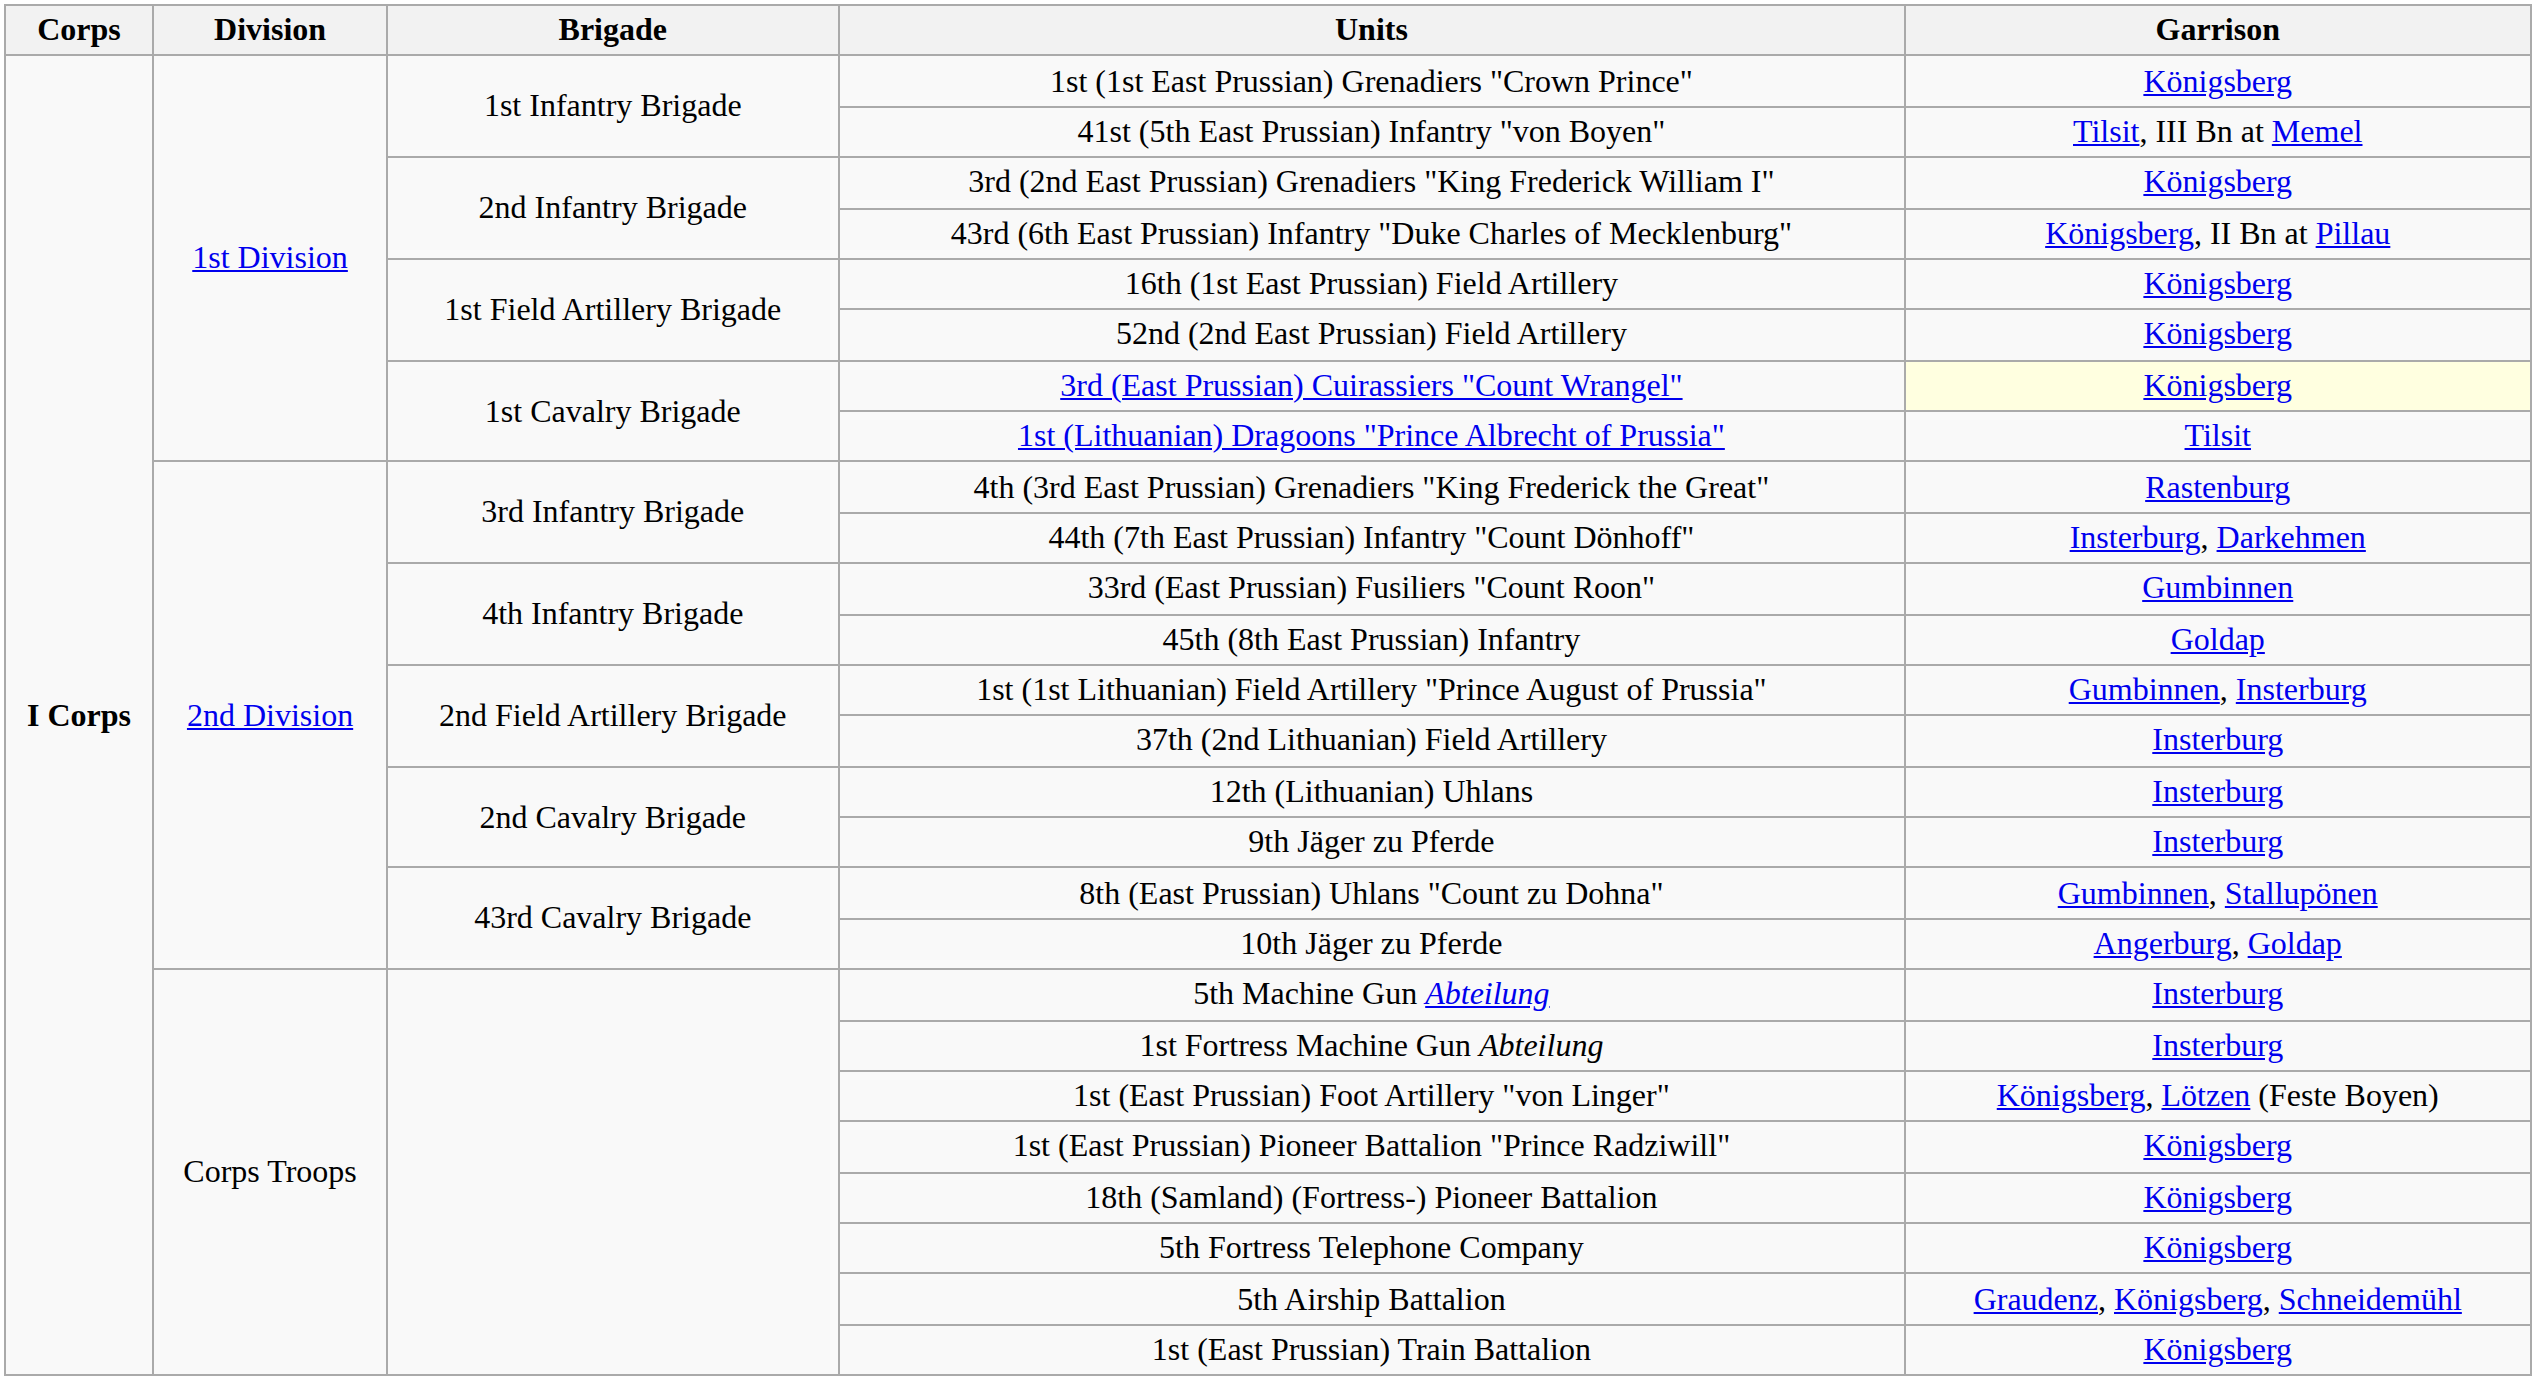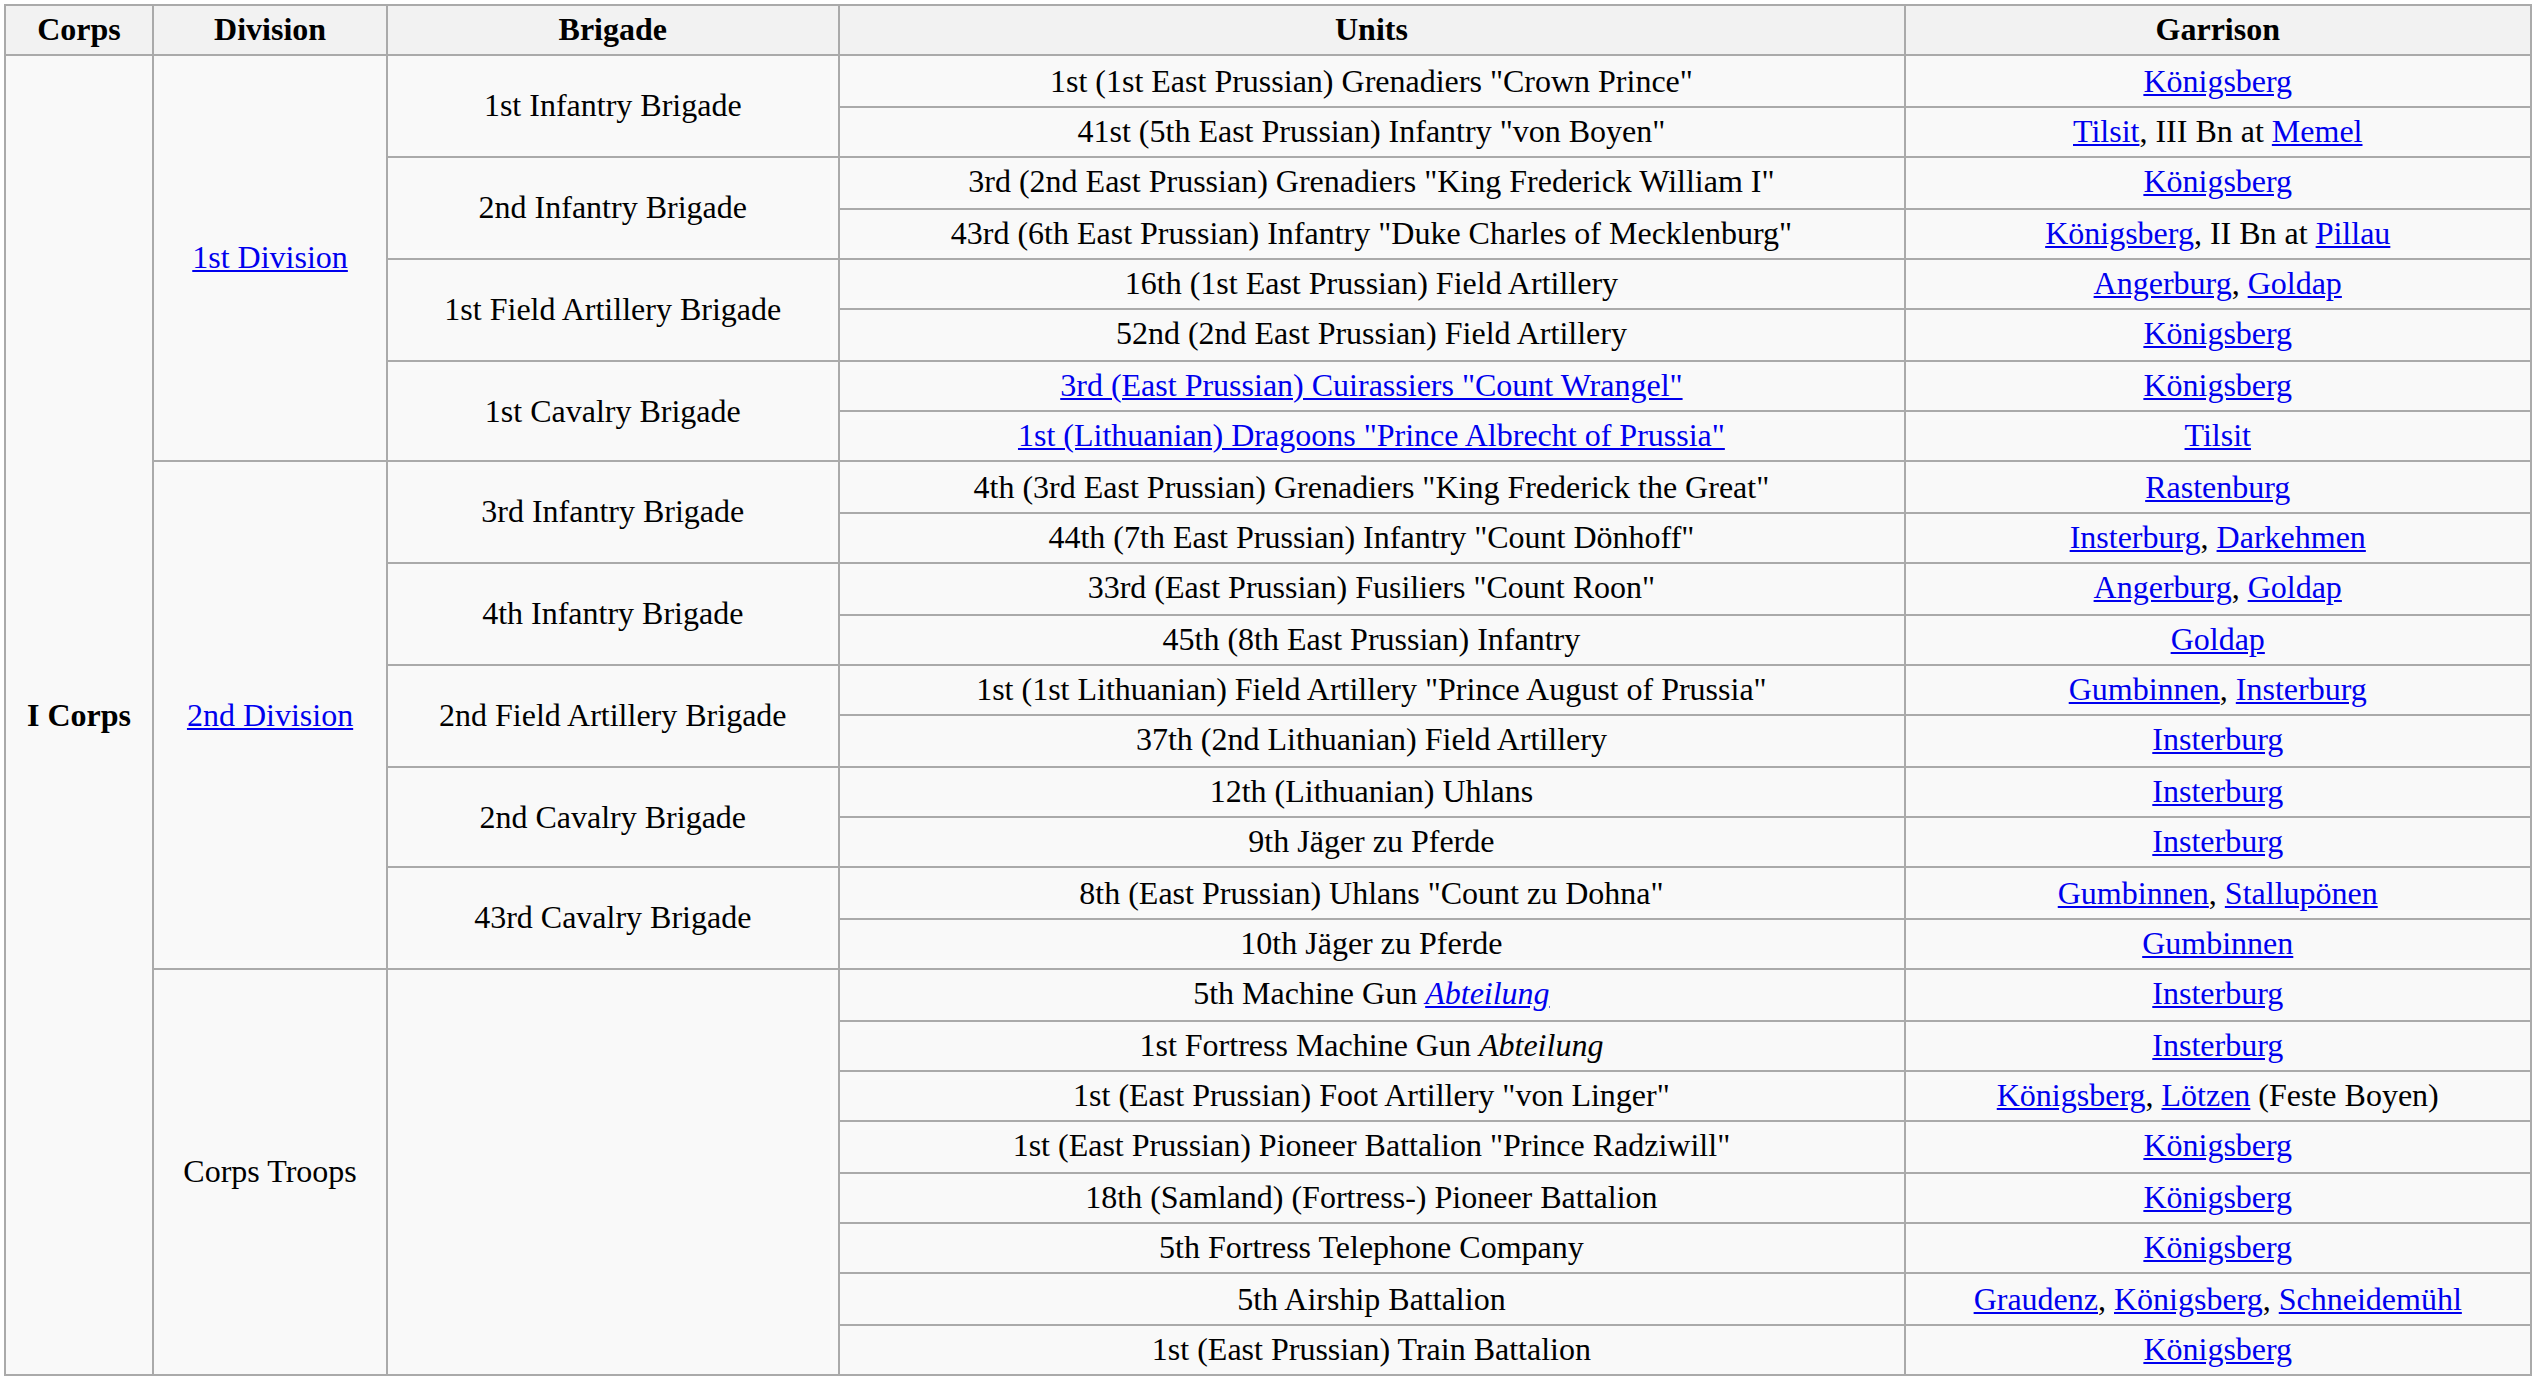(2218, 283) Königsberg -> (2218, 283) Angerburg, Goldap
(2218, 385) lightyellow background -> (2218, 385) no background
(2218, 588) Gumbinnen -> (2218, 588) Angerburg, Goldap
(2218, 943) Angerburg, Goldap -> (2218, 943) Gumbinnen
